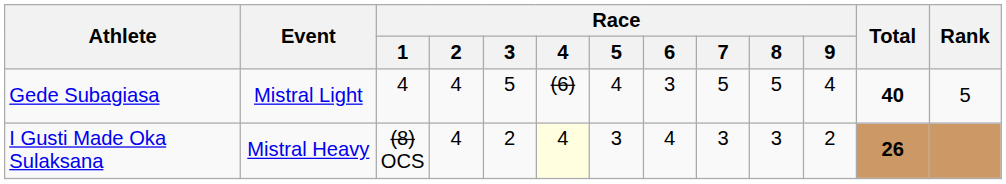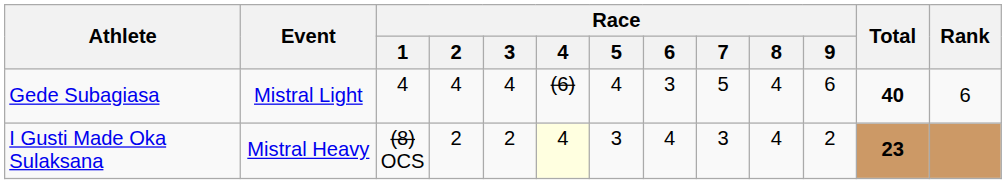(509, 95) 5 -> (509, 95) 4
(776, 95) 5 -> (776, 95) 4
(830, 95) 4 -> (830, 95) 6
(965, 95) 5 -> (965, 95) 6
(456, 150) 4 -> (456, 150) 2
(776, 150) 3 -> (776, 150) 4
(893, 150) 26 -> (893, 150) 23
